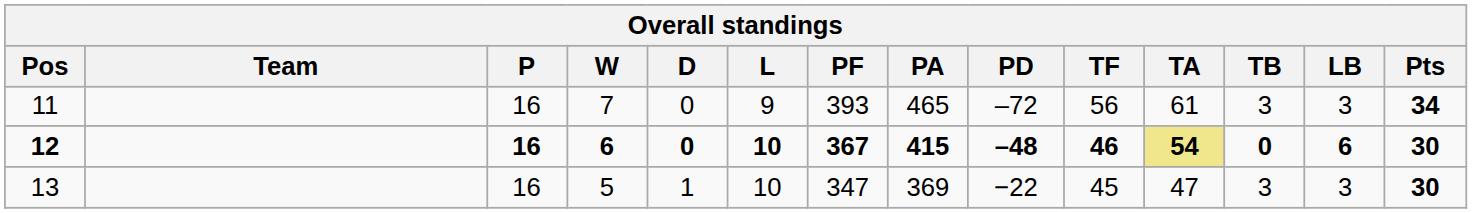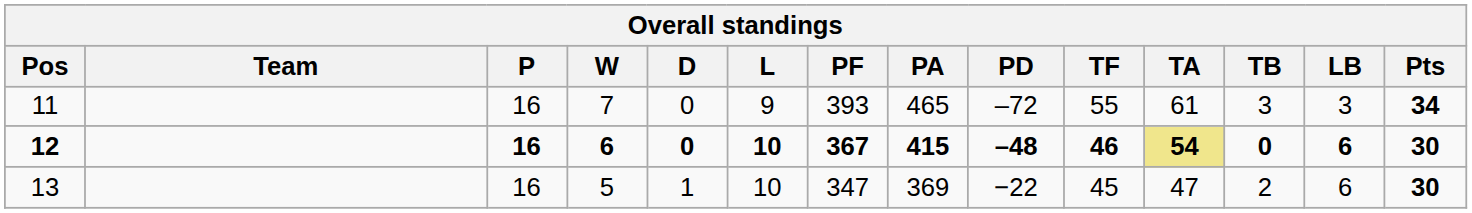(1104, 107) 56 -> (1104, 107) 55
(1265, 188) 3 -> (1265, 188) 2
(1345, 188) 3 -> (1345, 188) 6
